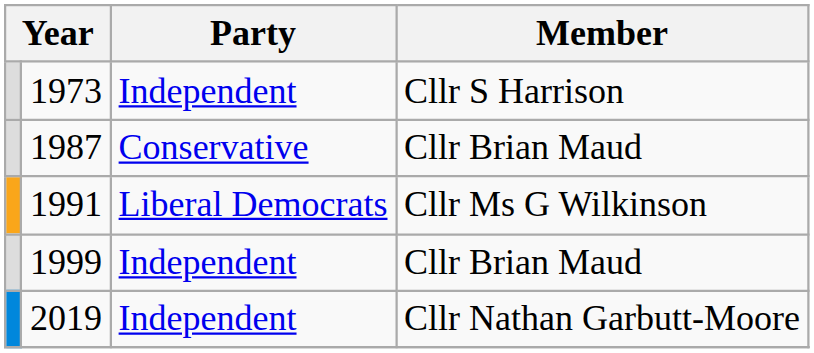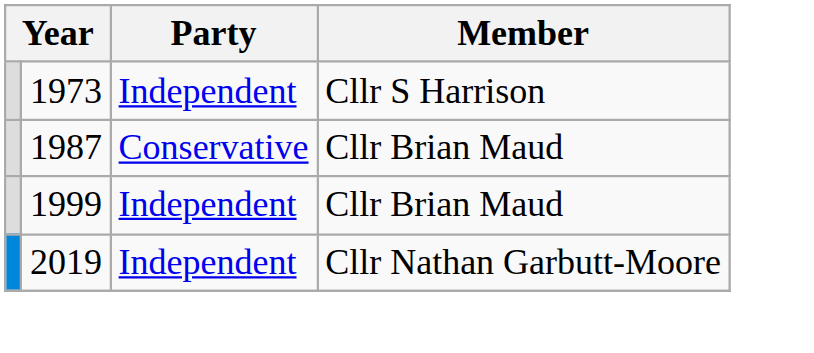- row: (66, 204)
